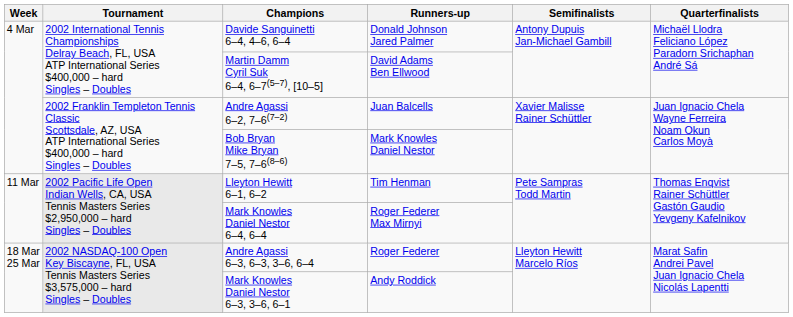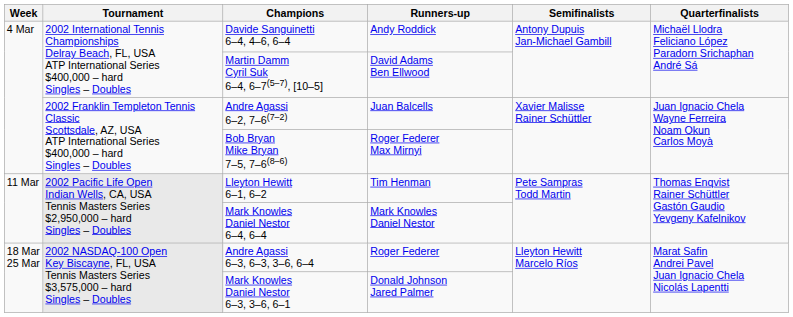(409, 36) Donald Johnson Jared Palmer -> (403, 30) Andy Roddick
(404, 144) Mark Knowles Daniel Nestor -> (405, 144) Roger Federer Max Mirnyi
(405, 217) Roger Federer Max Mirnyi -> (404, 217) Mark Knowles Daniel Nestor
(403, 281) Andy Roddick -> (409, 287) Donald Johnson Jared Palmer
